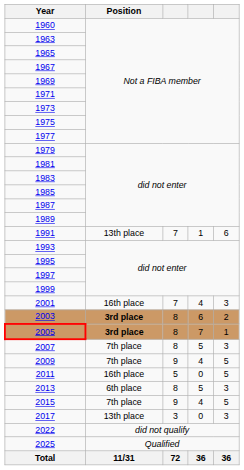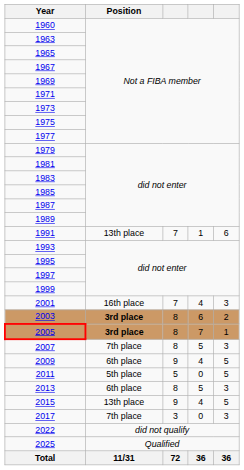(124, 361) 7th place -> (124, 361) 6th place
(124, 375) 16th place -> (124, 375) 5th place
(124, 403) 7th place -> (124, 403) 13th place
(124, 417) 13th place -> (124, 417) 7th place
